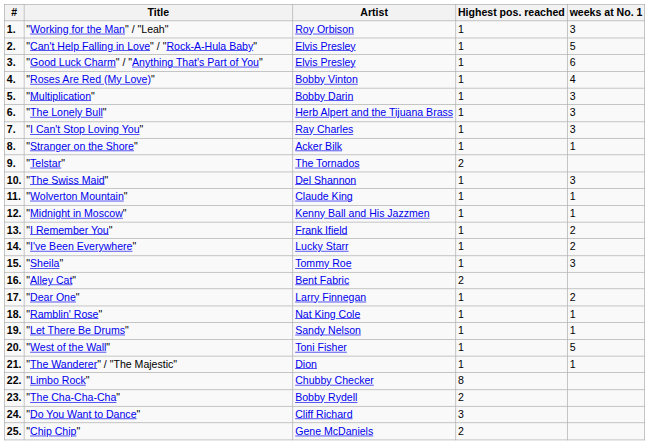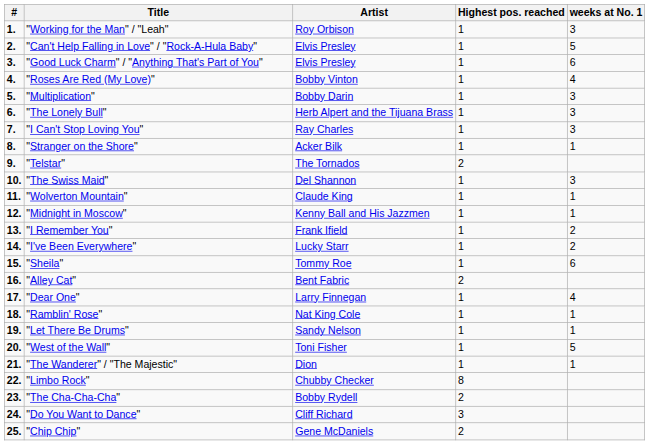(573, 264) 3 -> (573, 264) 6
(573, 297) 2 -> (573, 297) 4
